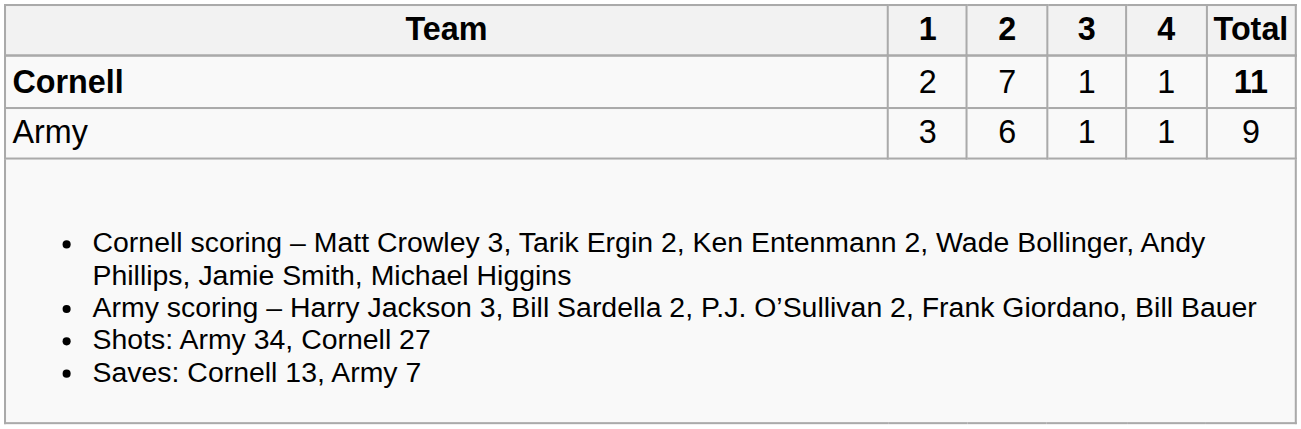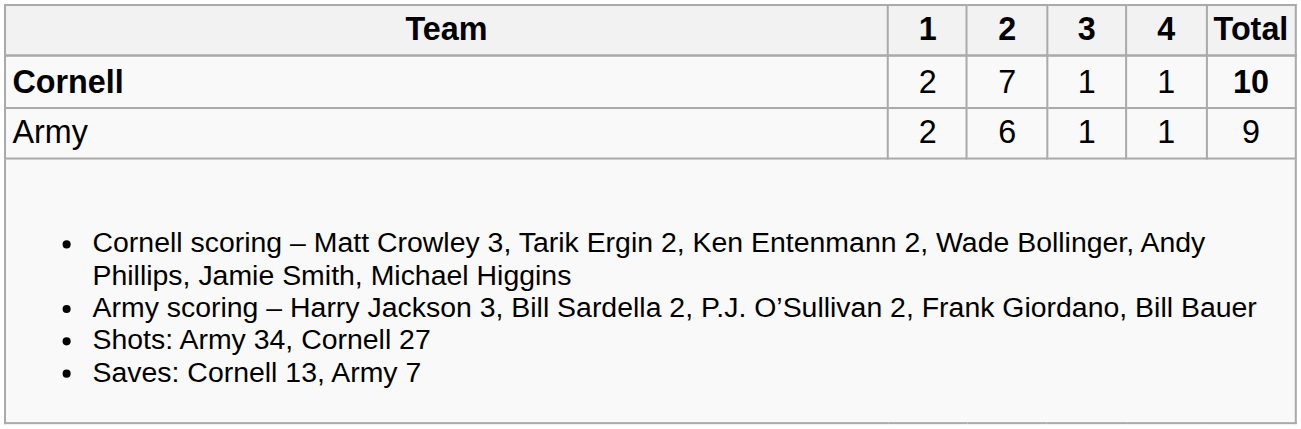(1251, 81) 11 -> (1251, 81) 10
(928, 132) 3 -> (928, 132) 2
